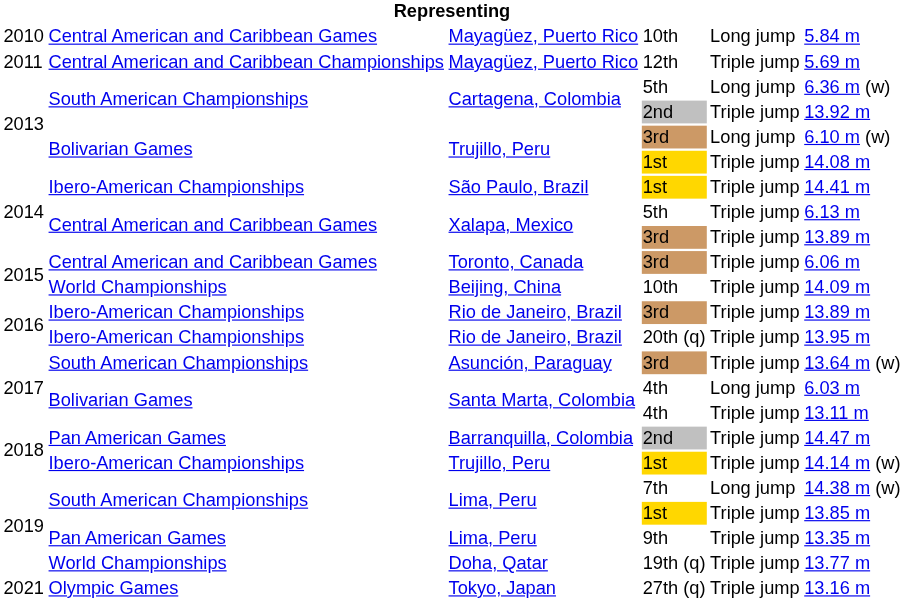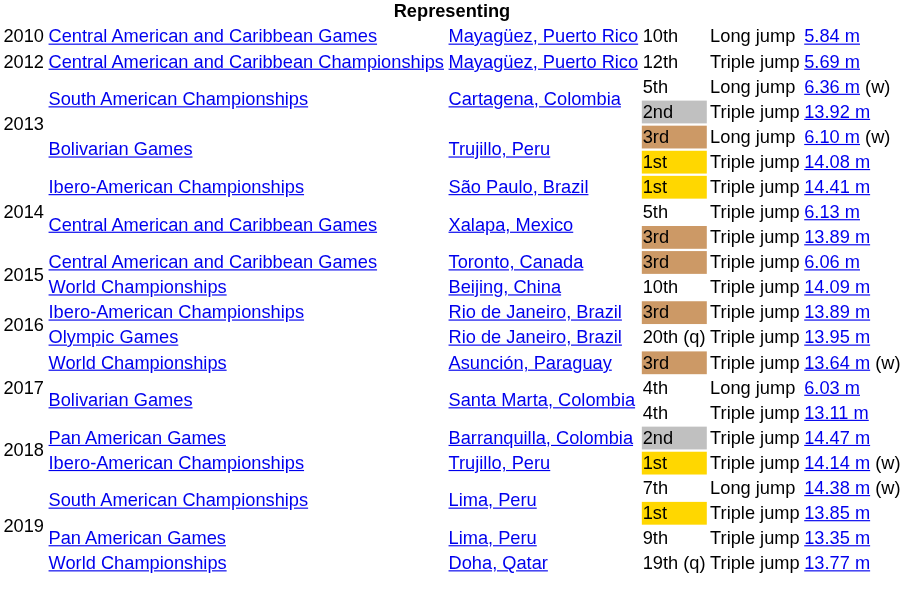(23, 61) 2011 -> (24, 61) 2012
(176, 337) Ibero-American Championships -> (113, 337) Olympic Games
(178, 362) South American Championships -> (138, 362) World Championships
- row: (502, 588)
